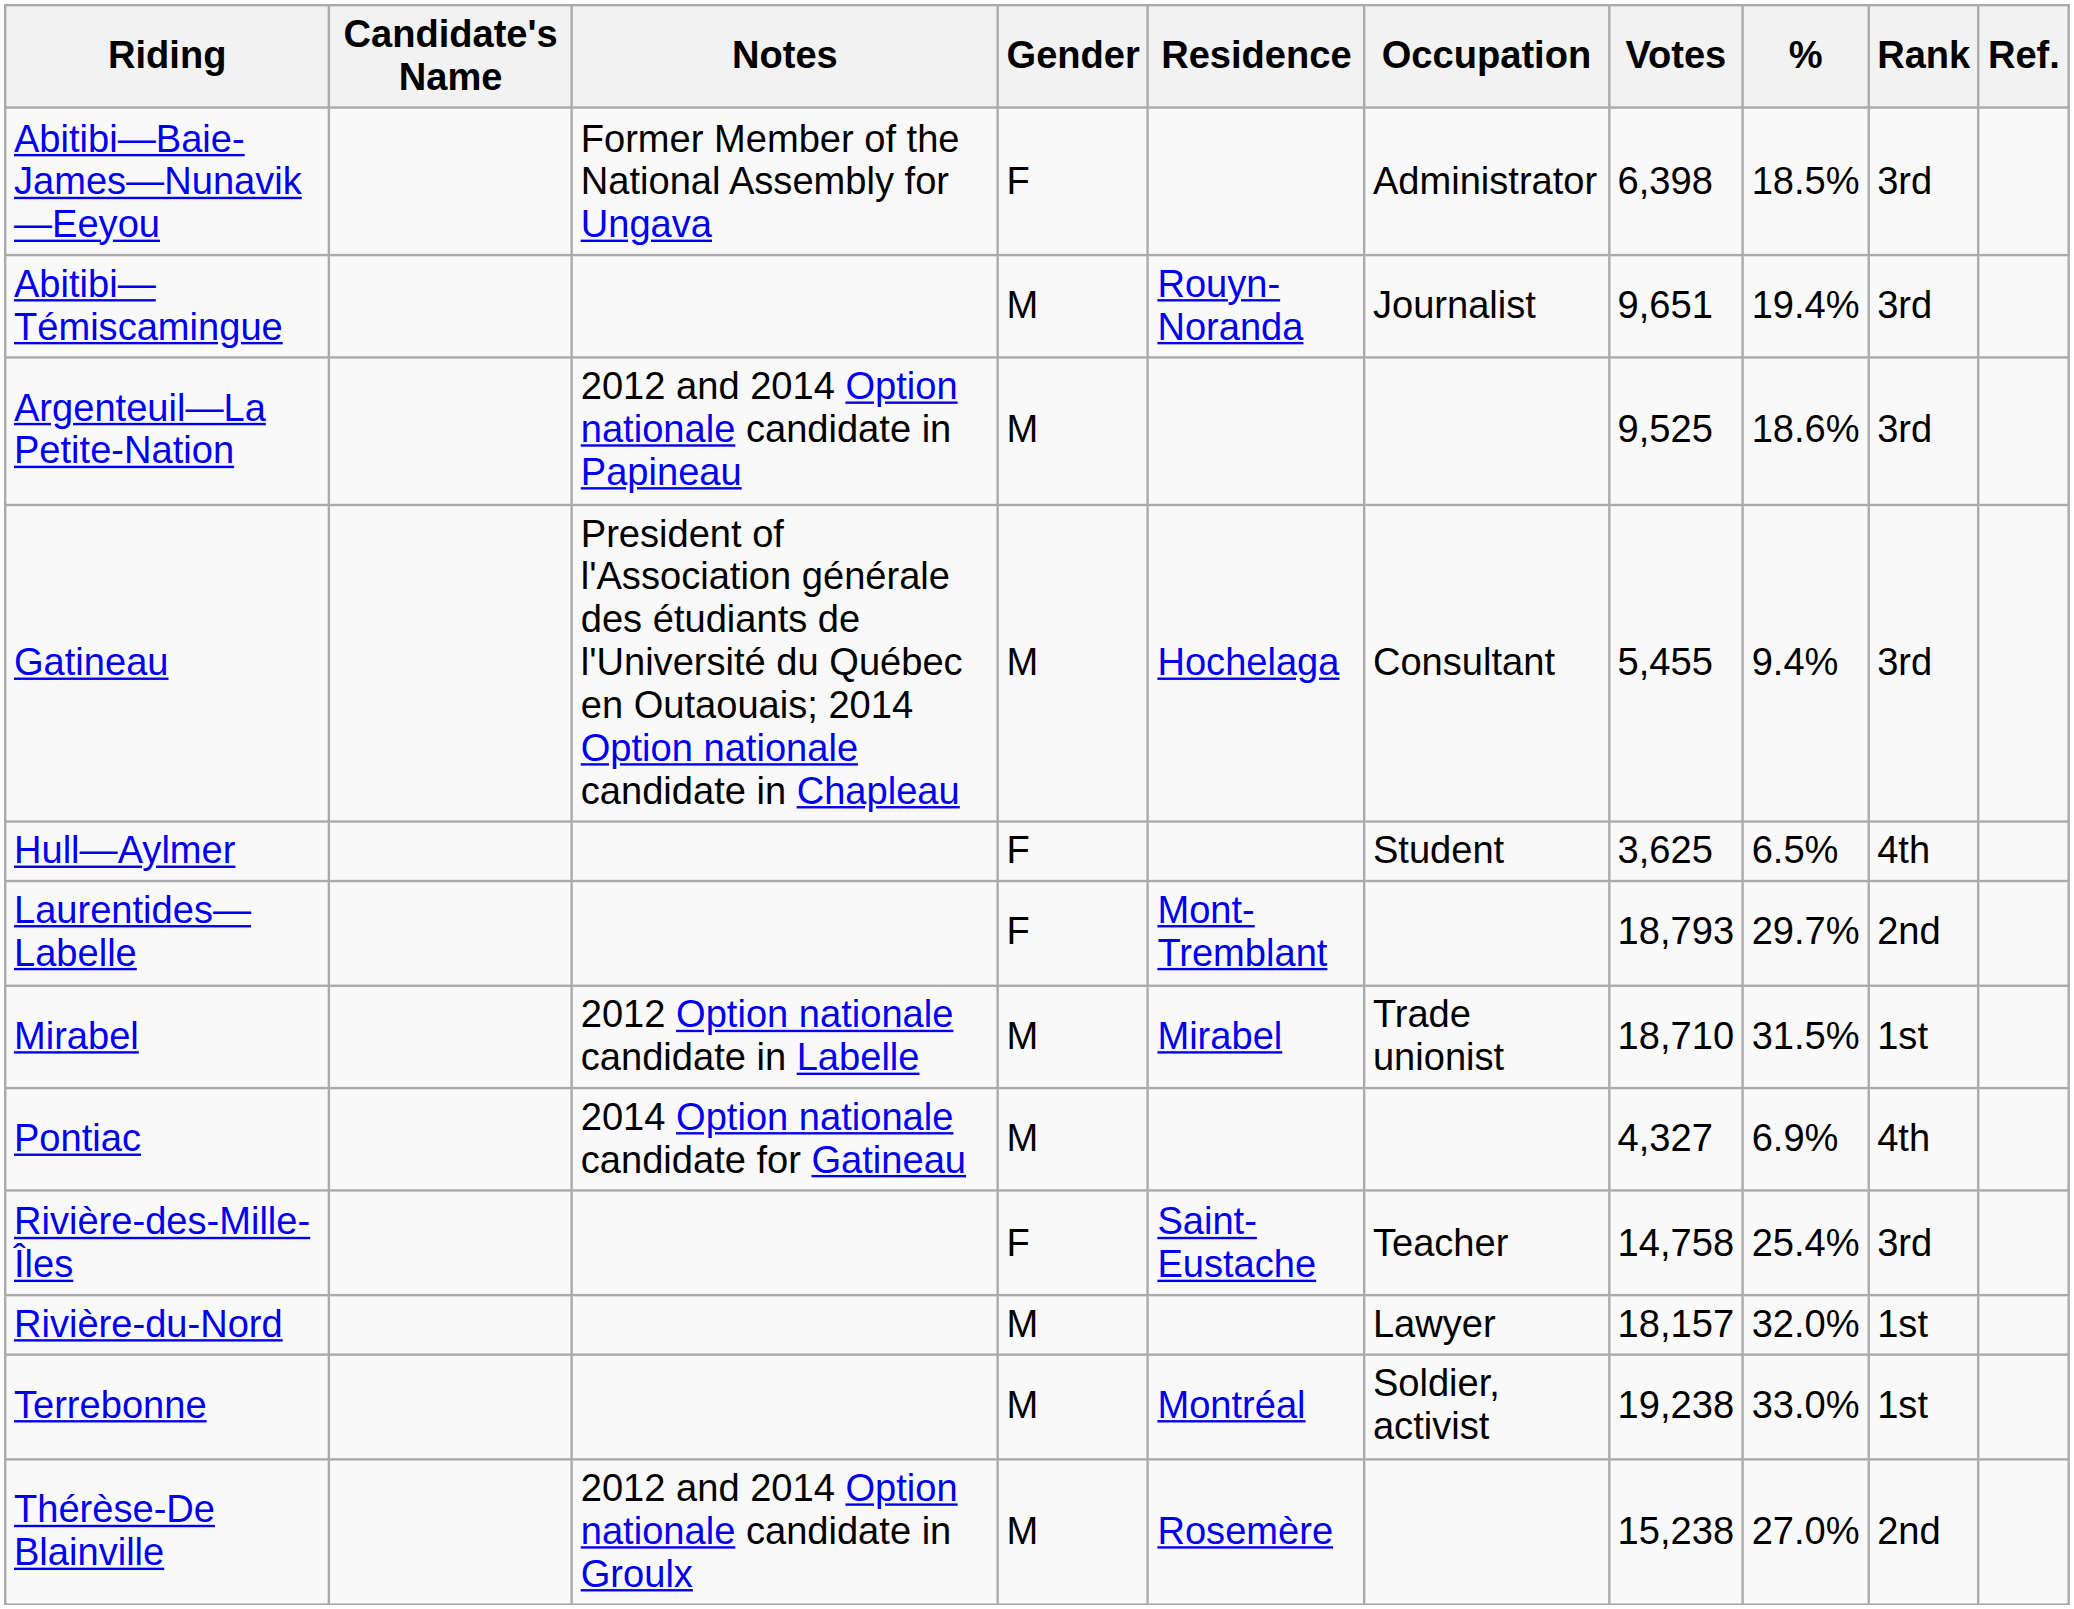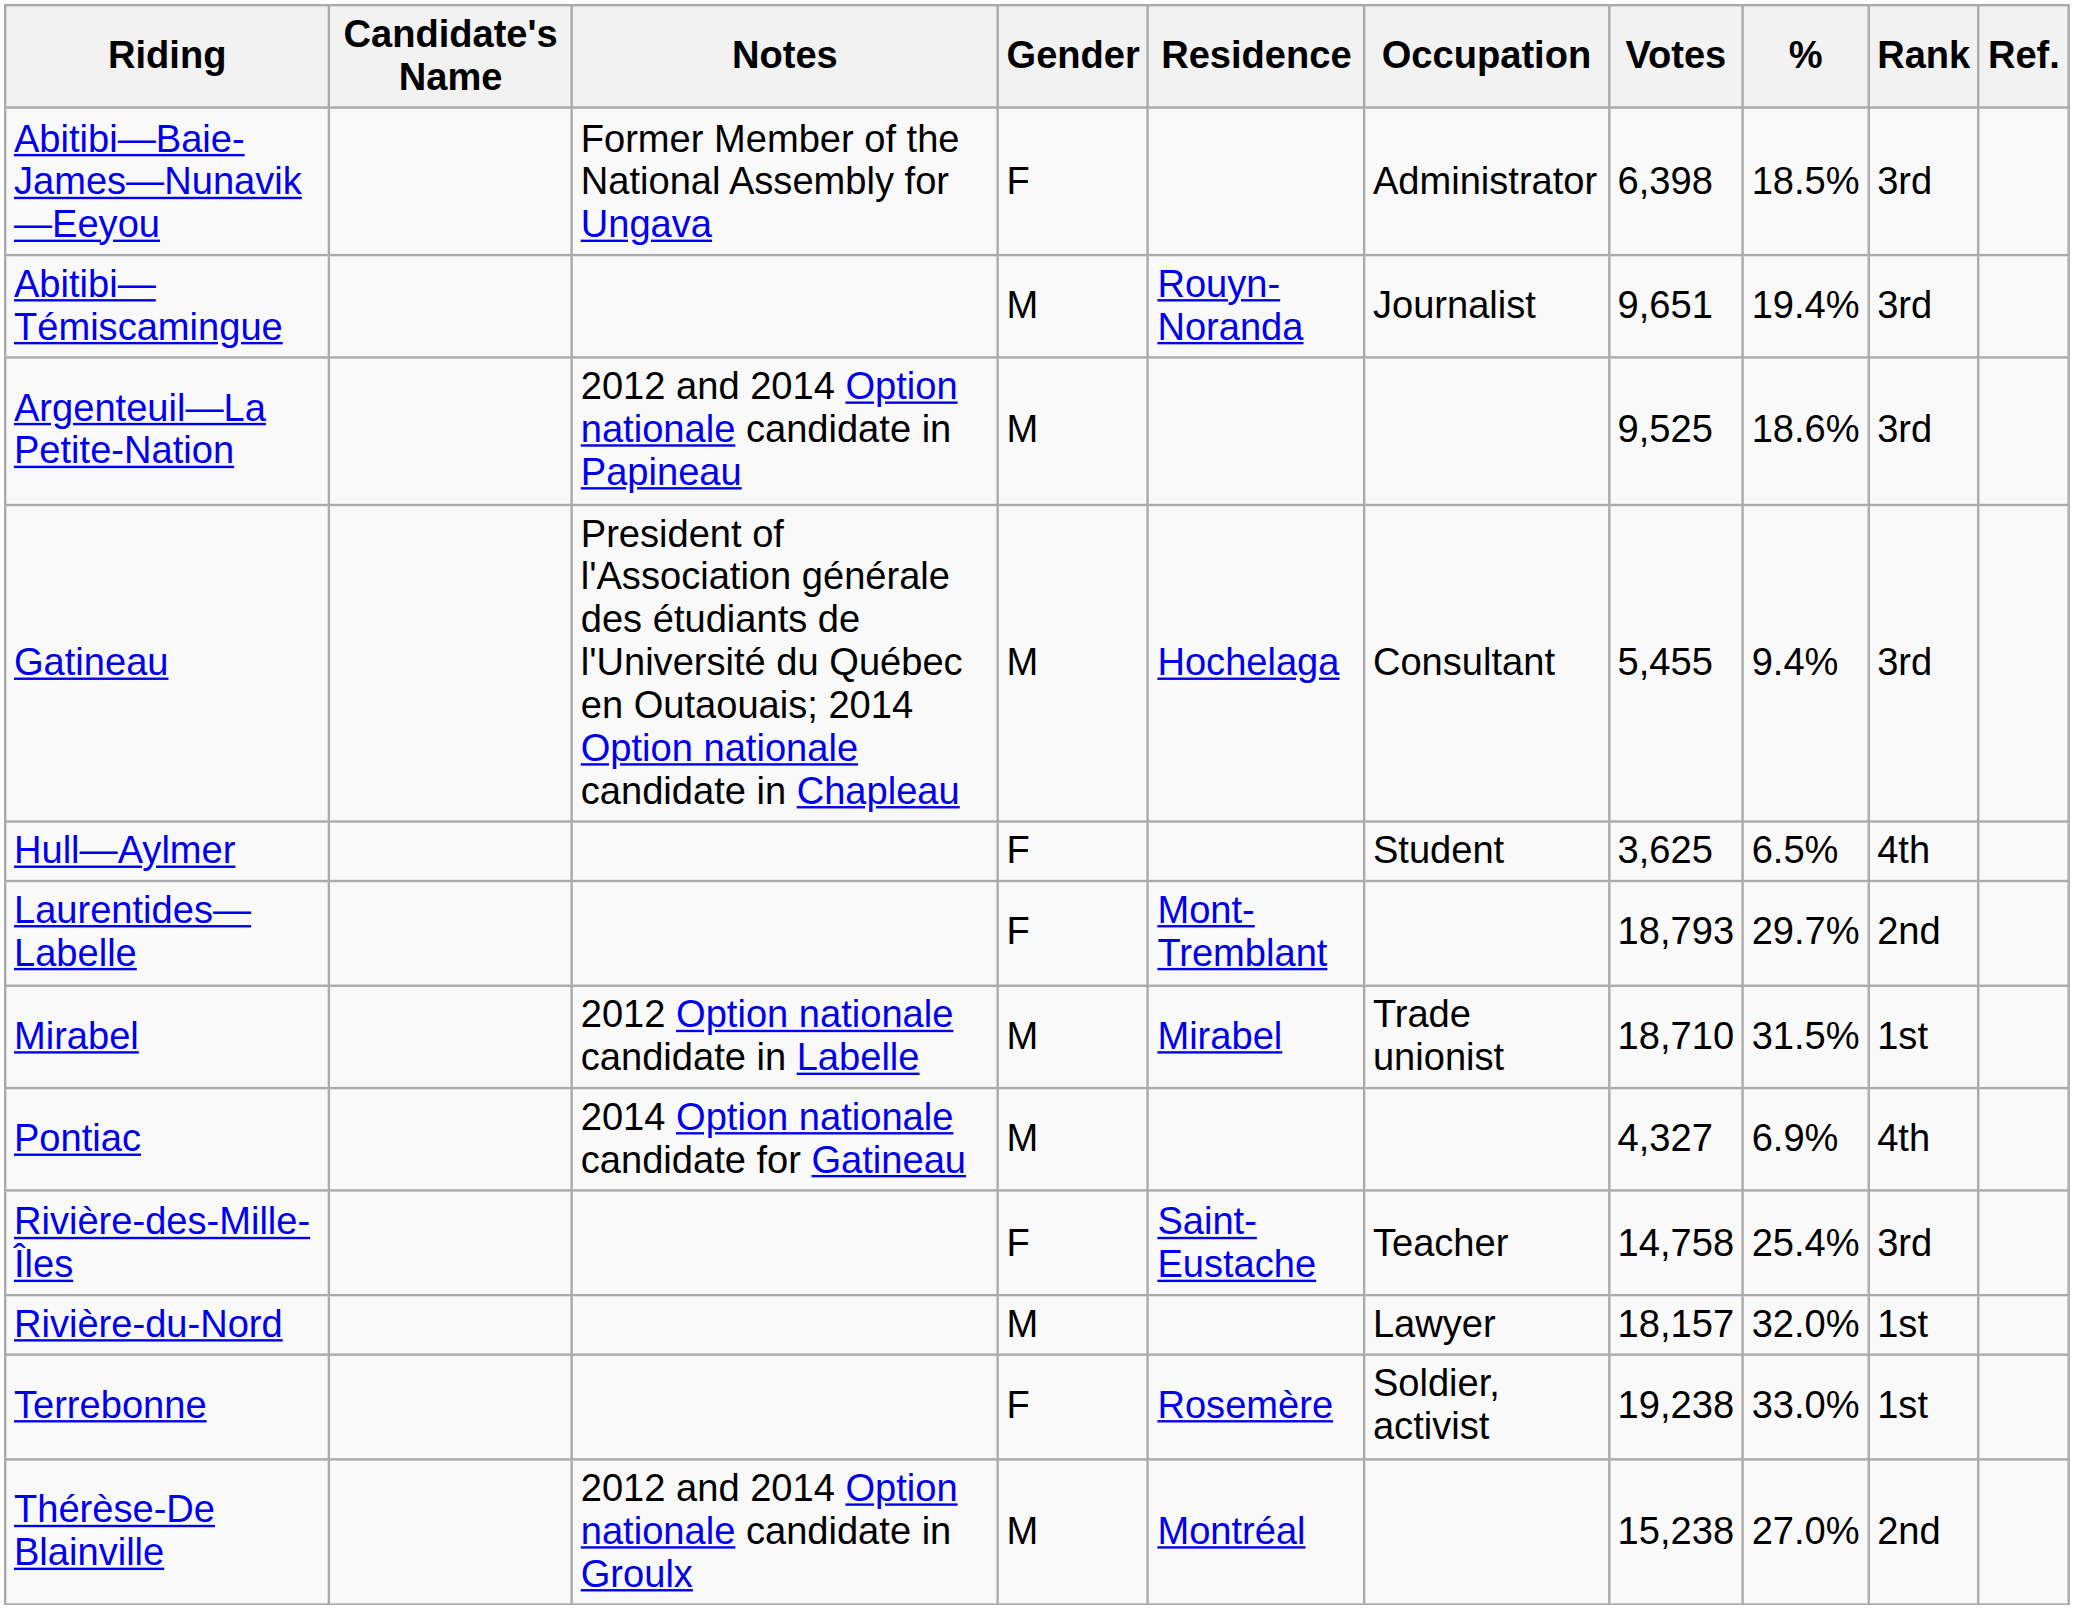(1022, 1405) M -> (1018, 1405) F
(1231, 1405) Montréal -> (1245, 1405) Rosemère
(1245, 1530) Rosemère -> (1231, 1530) Montréal
